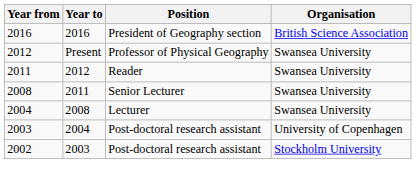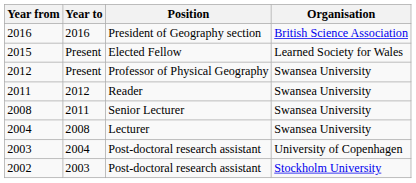+ row: (19, 52)
